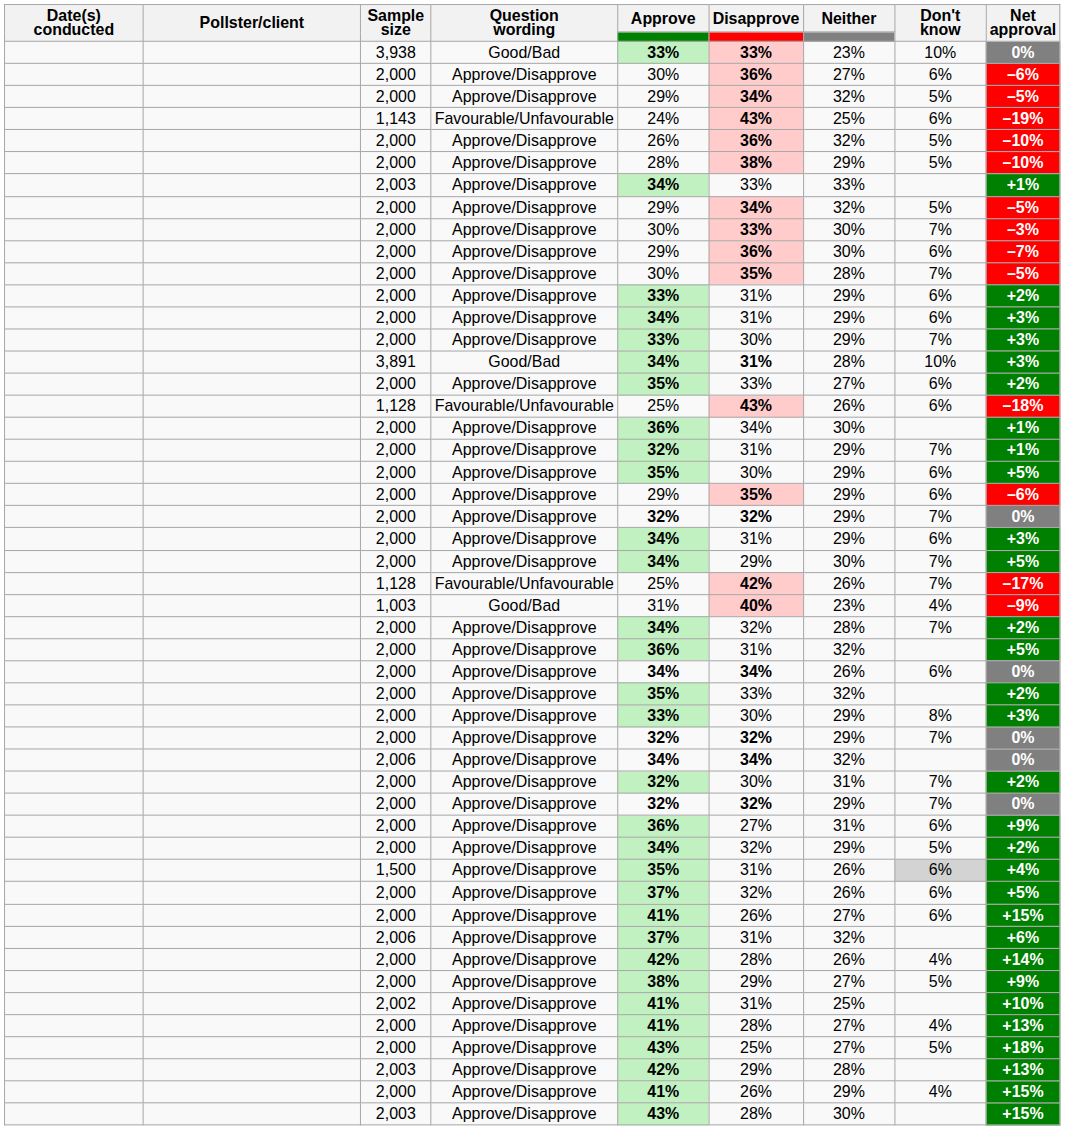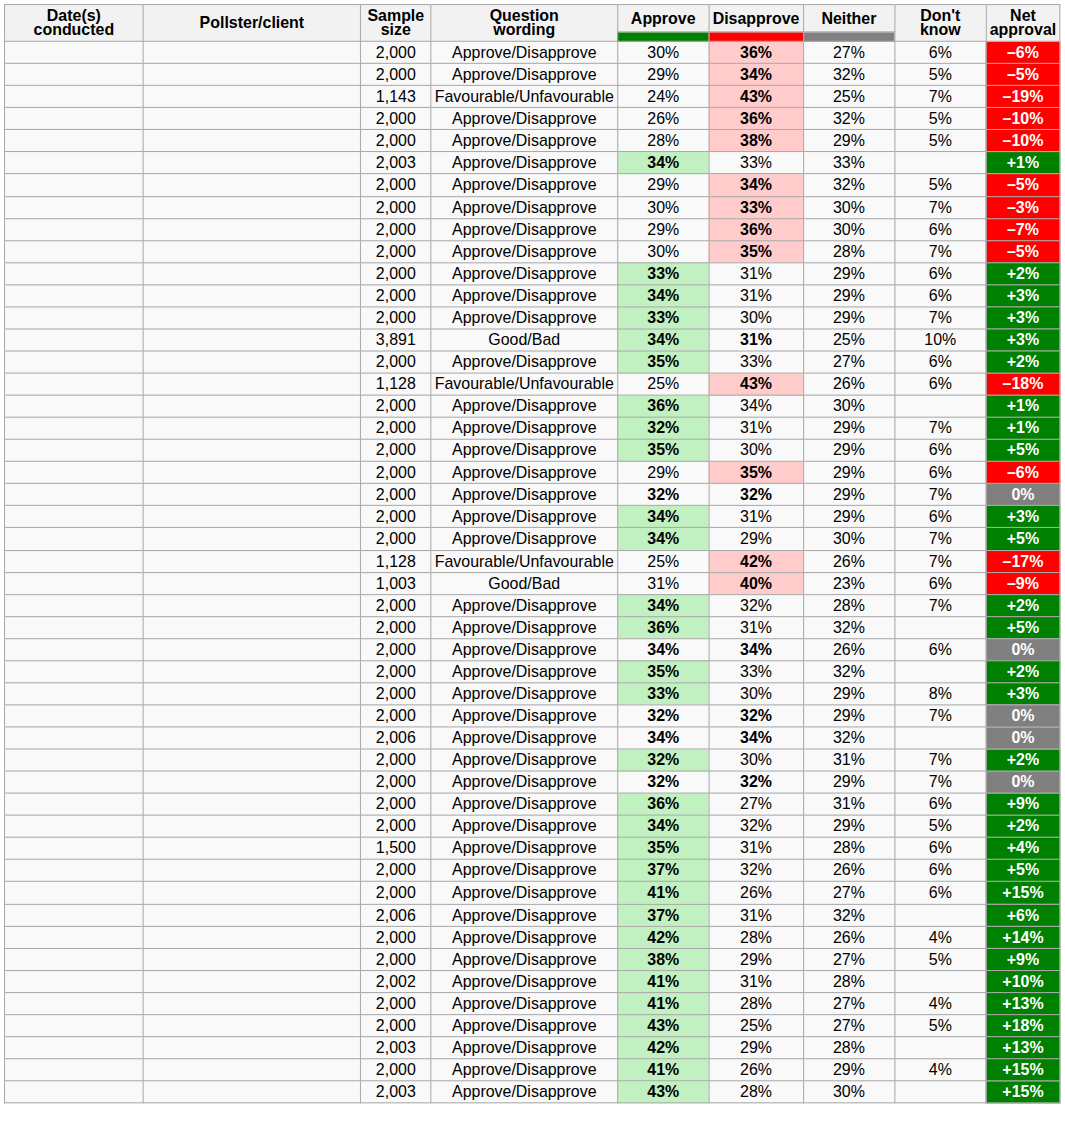- row: (396, 52)
(940, 118) 6% -> (940, 96) 7%
(849, 362) 28% -> (849, 340) 25%
(940, 605) 4% -> (940, 583) 6%
(849, 870) 26% -> (849, 848) 28%
(940, 870) lightgrey background -> (940, 848) no background
(849, 1003) 25% -> (849, 981) 28%
